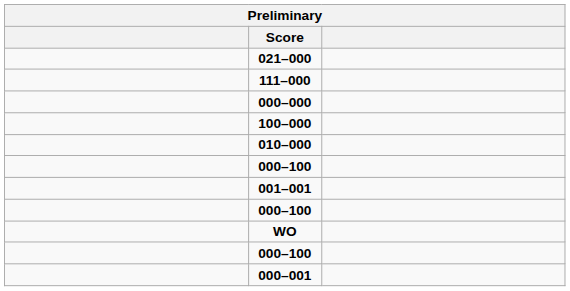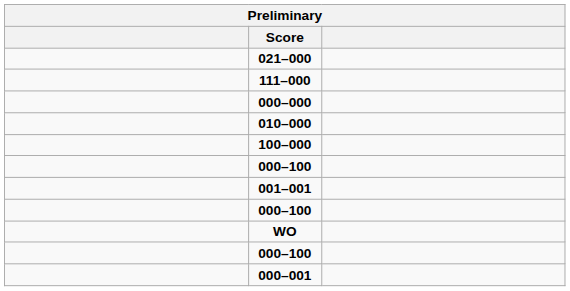rows swapped: (126, 124) <-> (126, 145)
